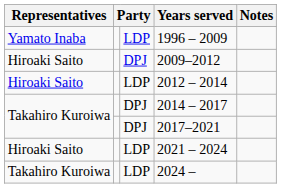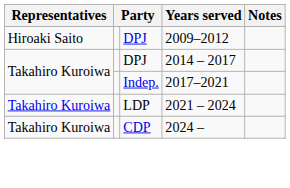- row: (192, 37)
- row: (192, 82)
(135, 127) DPJ -> (141, 82) Indep.
(45, 149) Hiroaki Saito -> (59, 104) Takahiro Kuroiwa
(137, 171) LDP -> (137, 127) CDP
